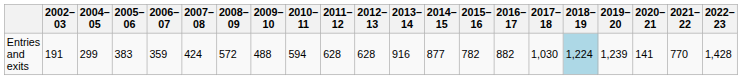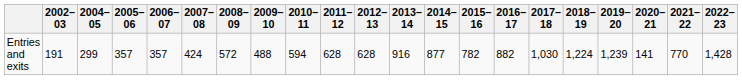(124, 54) 383 -> (124, 54) 357
(158, 54) 359 -> (158, 54) 357
(579, 54) lightblue background -> (579, 54) no background
